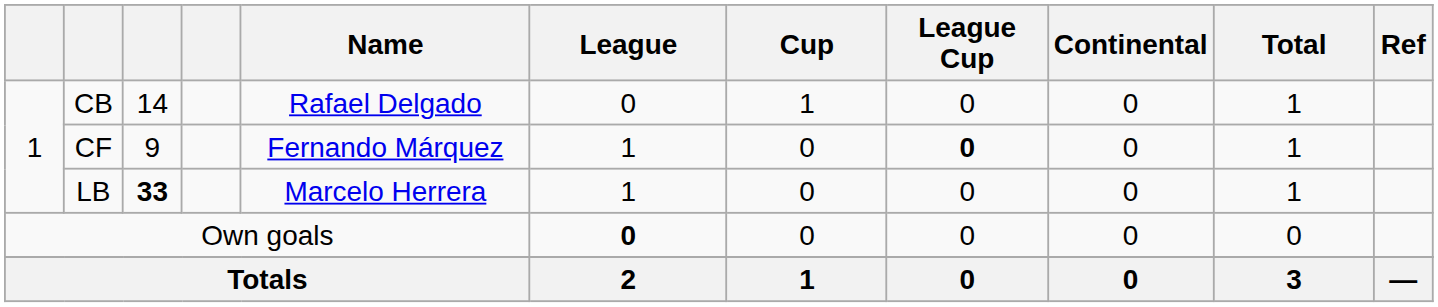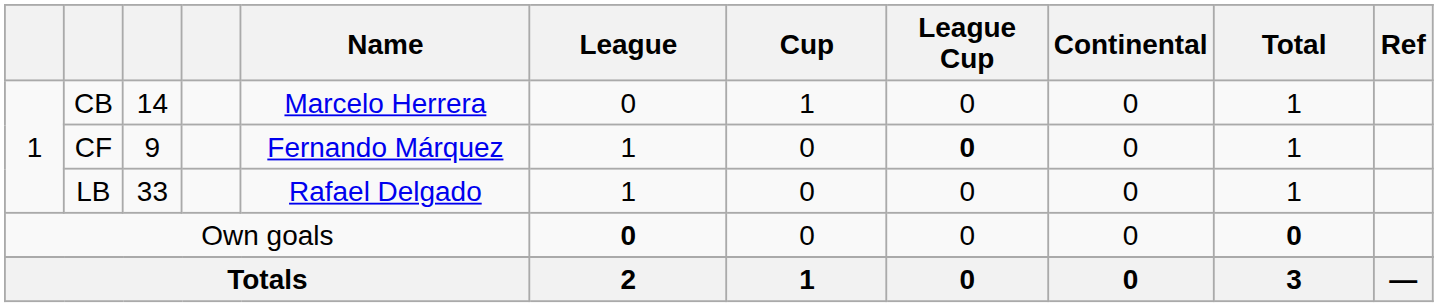(385, 103) Rafael Delgado -> (385, 103) Marcelo Herrera
(152, 191) bold -> (152, 191) normal
(385, 191) Marcelo Herrera -> (385, 191) Rafael Delgado
(1294, 236) normal -> (1294, 236) bold
